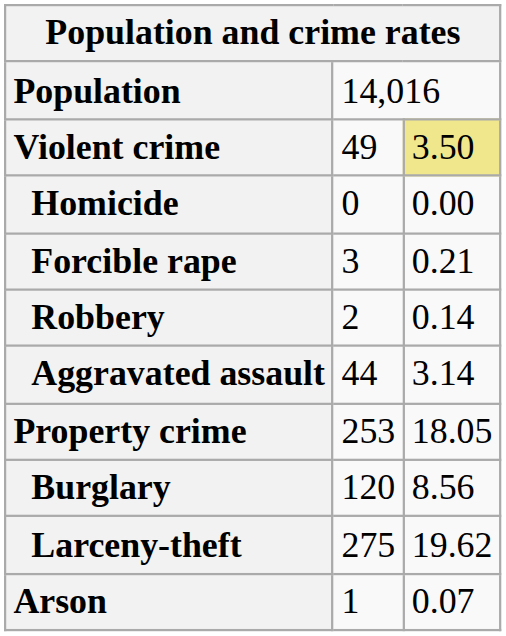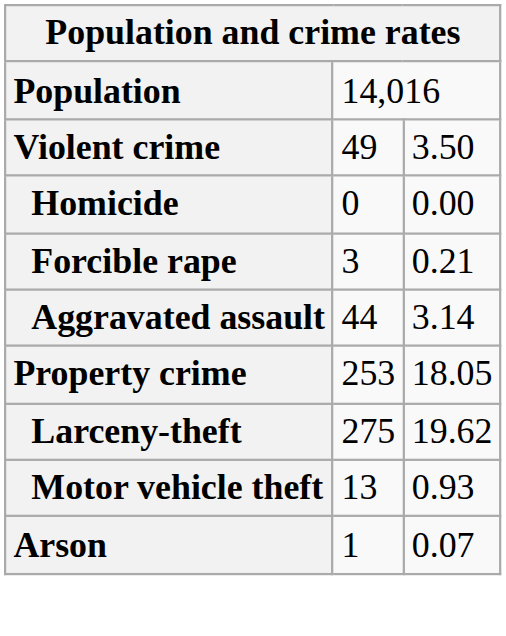(443, 146) khaki background -> (443, 146) no background
- row: (89, 317)
- row: (92, 487)
+ row: (168, 487)
